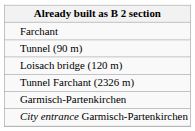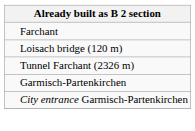- row: (51, 48)
